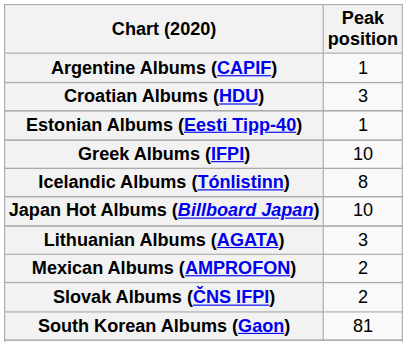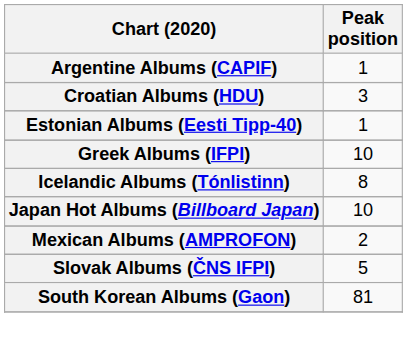- row: (164, 239)
(363, 297) 2 -> (363, 268) 5
